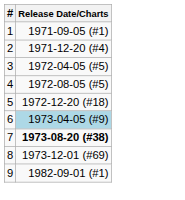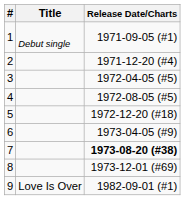+ column: (50, 13)
(68, 119) lightblue background -> (137, 132) no background
